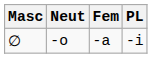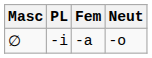columns swapped: (68, 17) <-> (135, 17)
